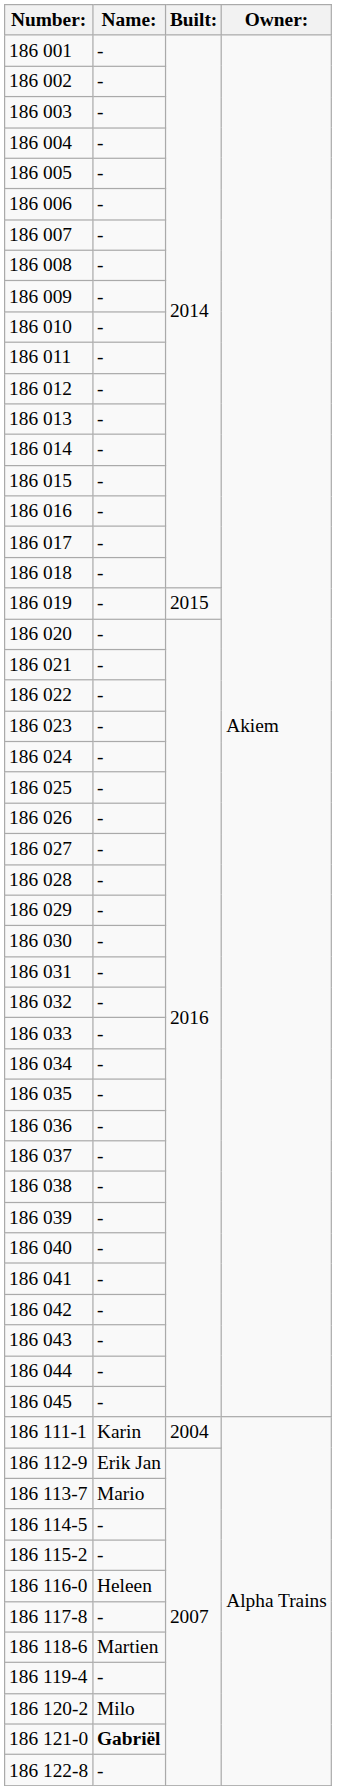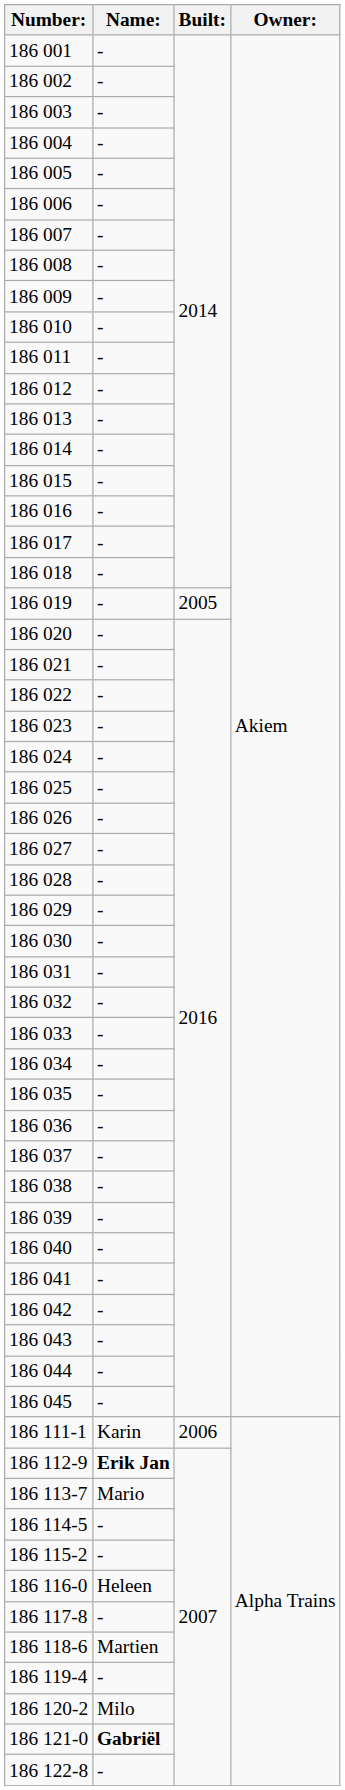(189, 603) 2015 -> (198, 603) 2005
(189, 1432) 2004 -> (198, 1432) 2006
(129, 1462) normal -> (133, 1462) bold
